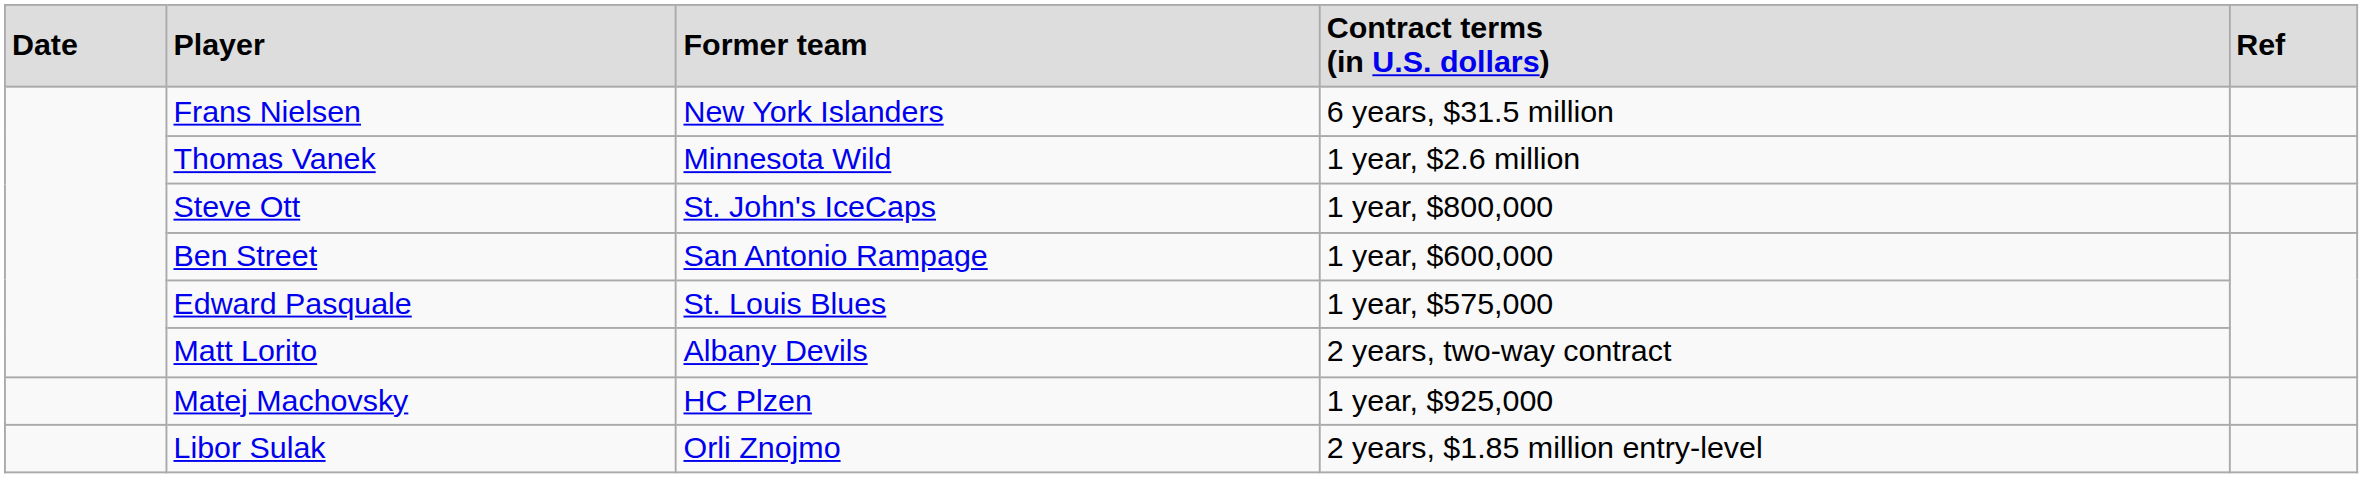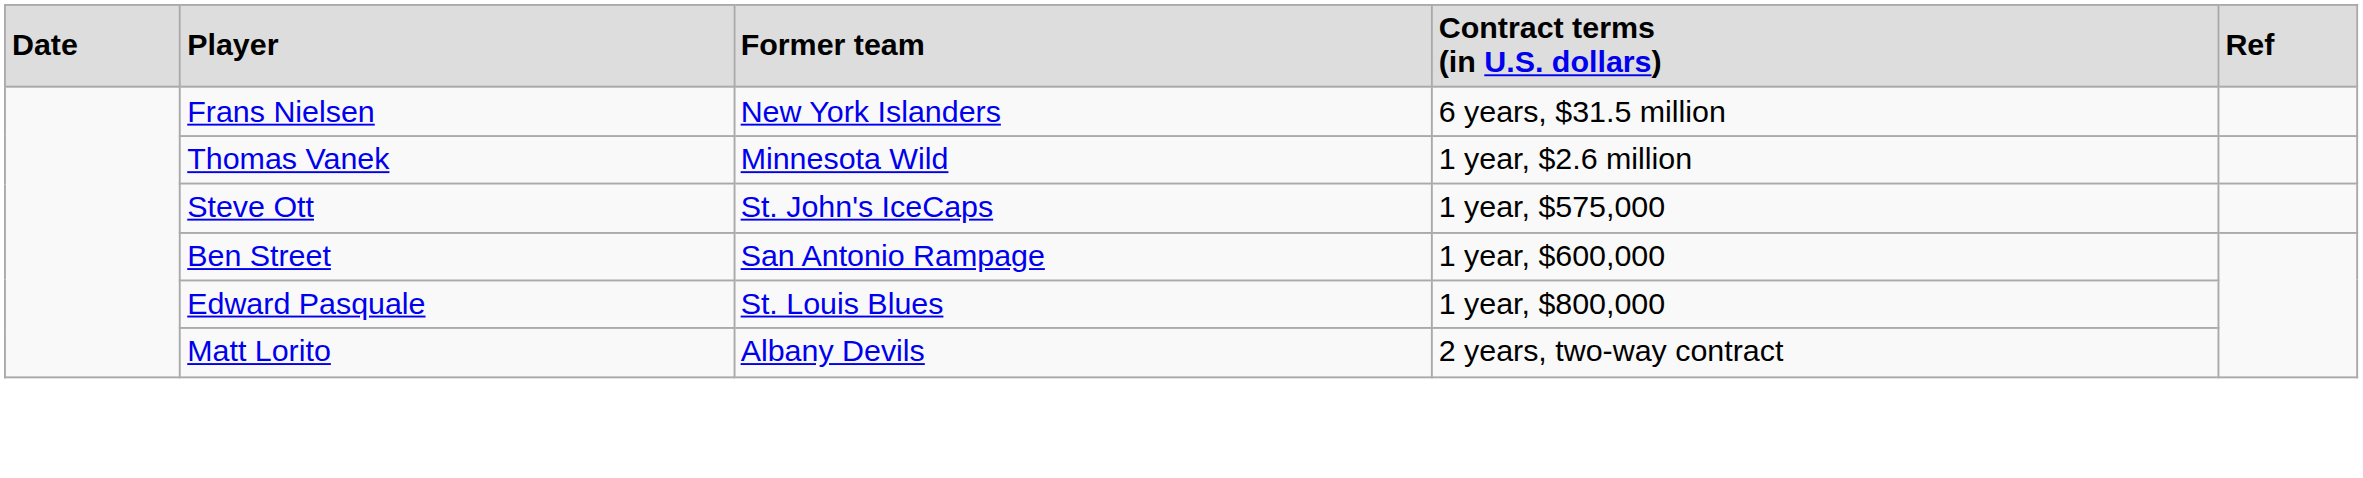(1440, 207) 1 year, $800,000 -> (1552, 207) 1 year, $575,000
(1440, 303) 1 year, $575,000 -> (1552, 303) 1 year, $800,000
- row: (291, 400)
- row: (250, 448)
